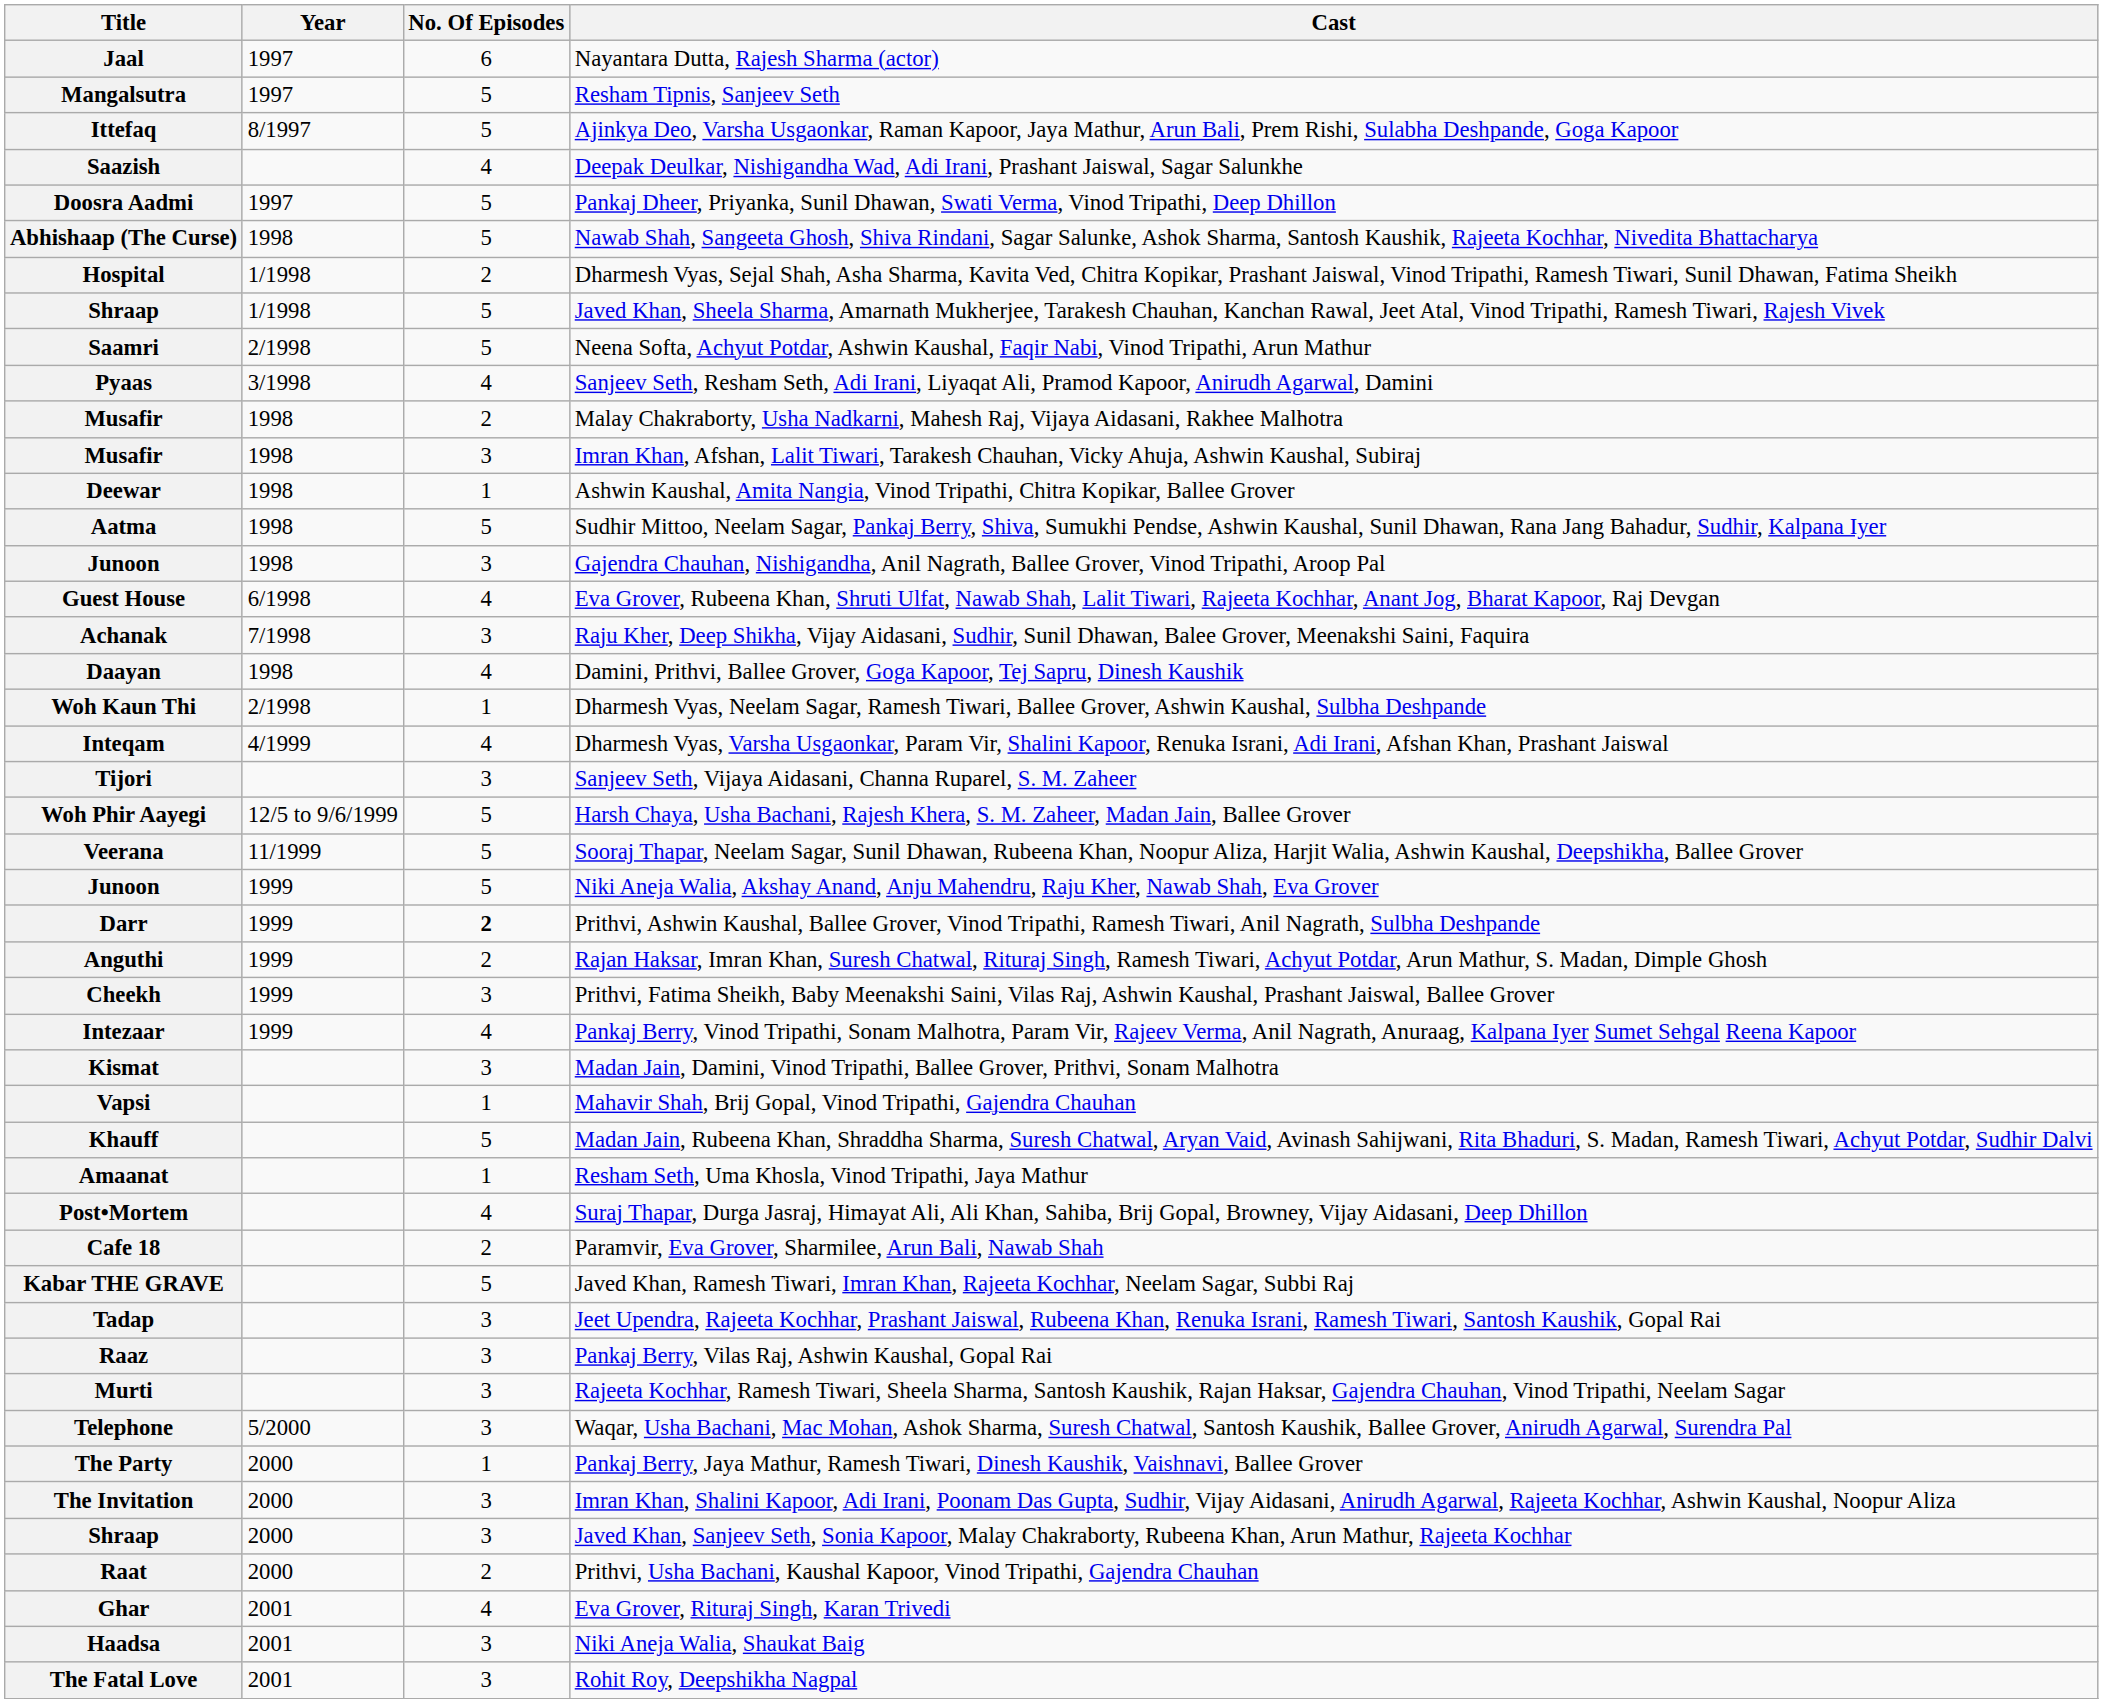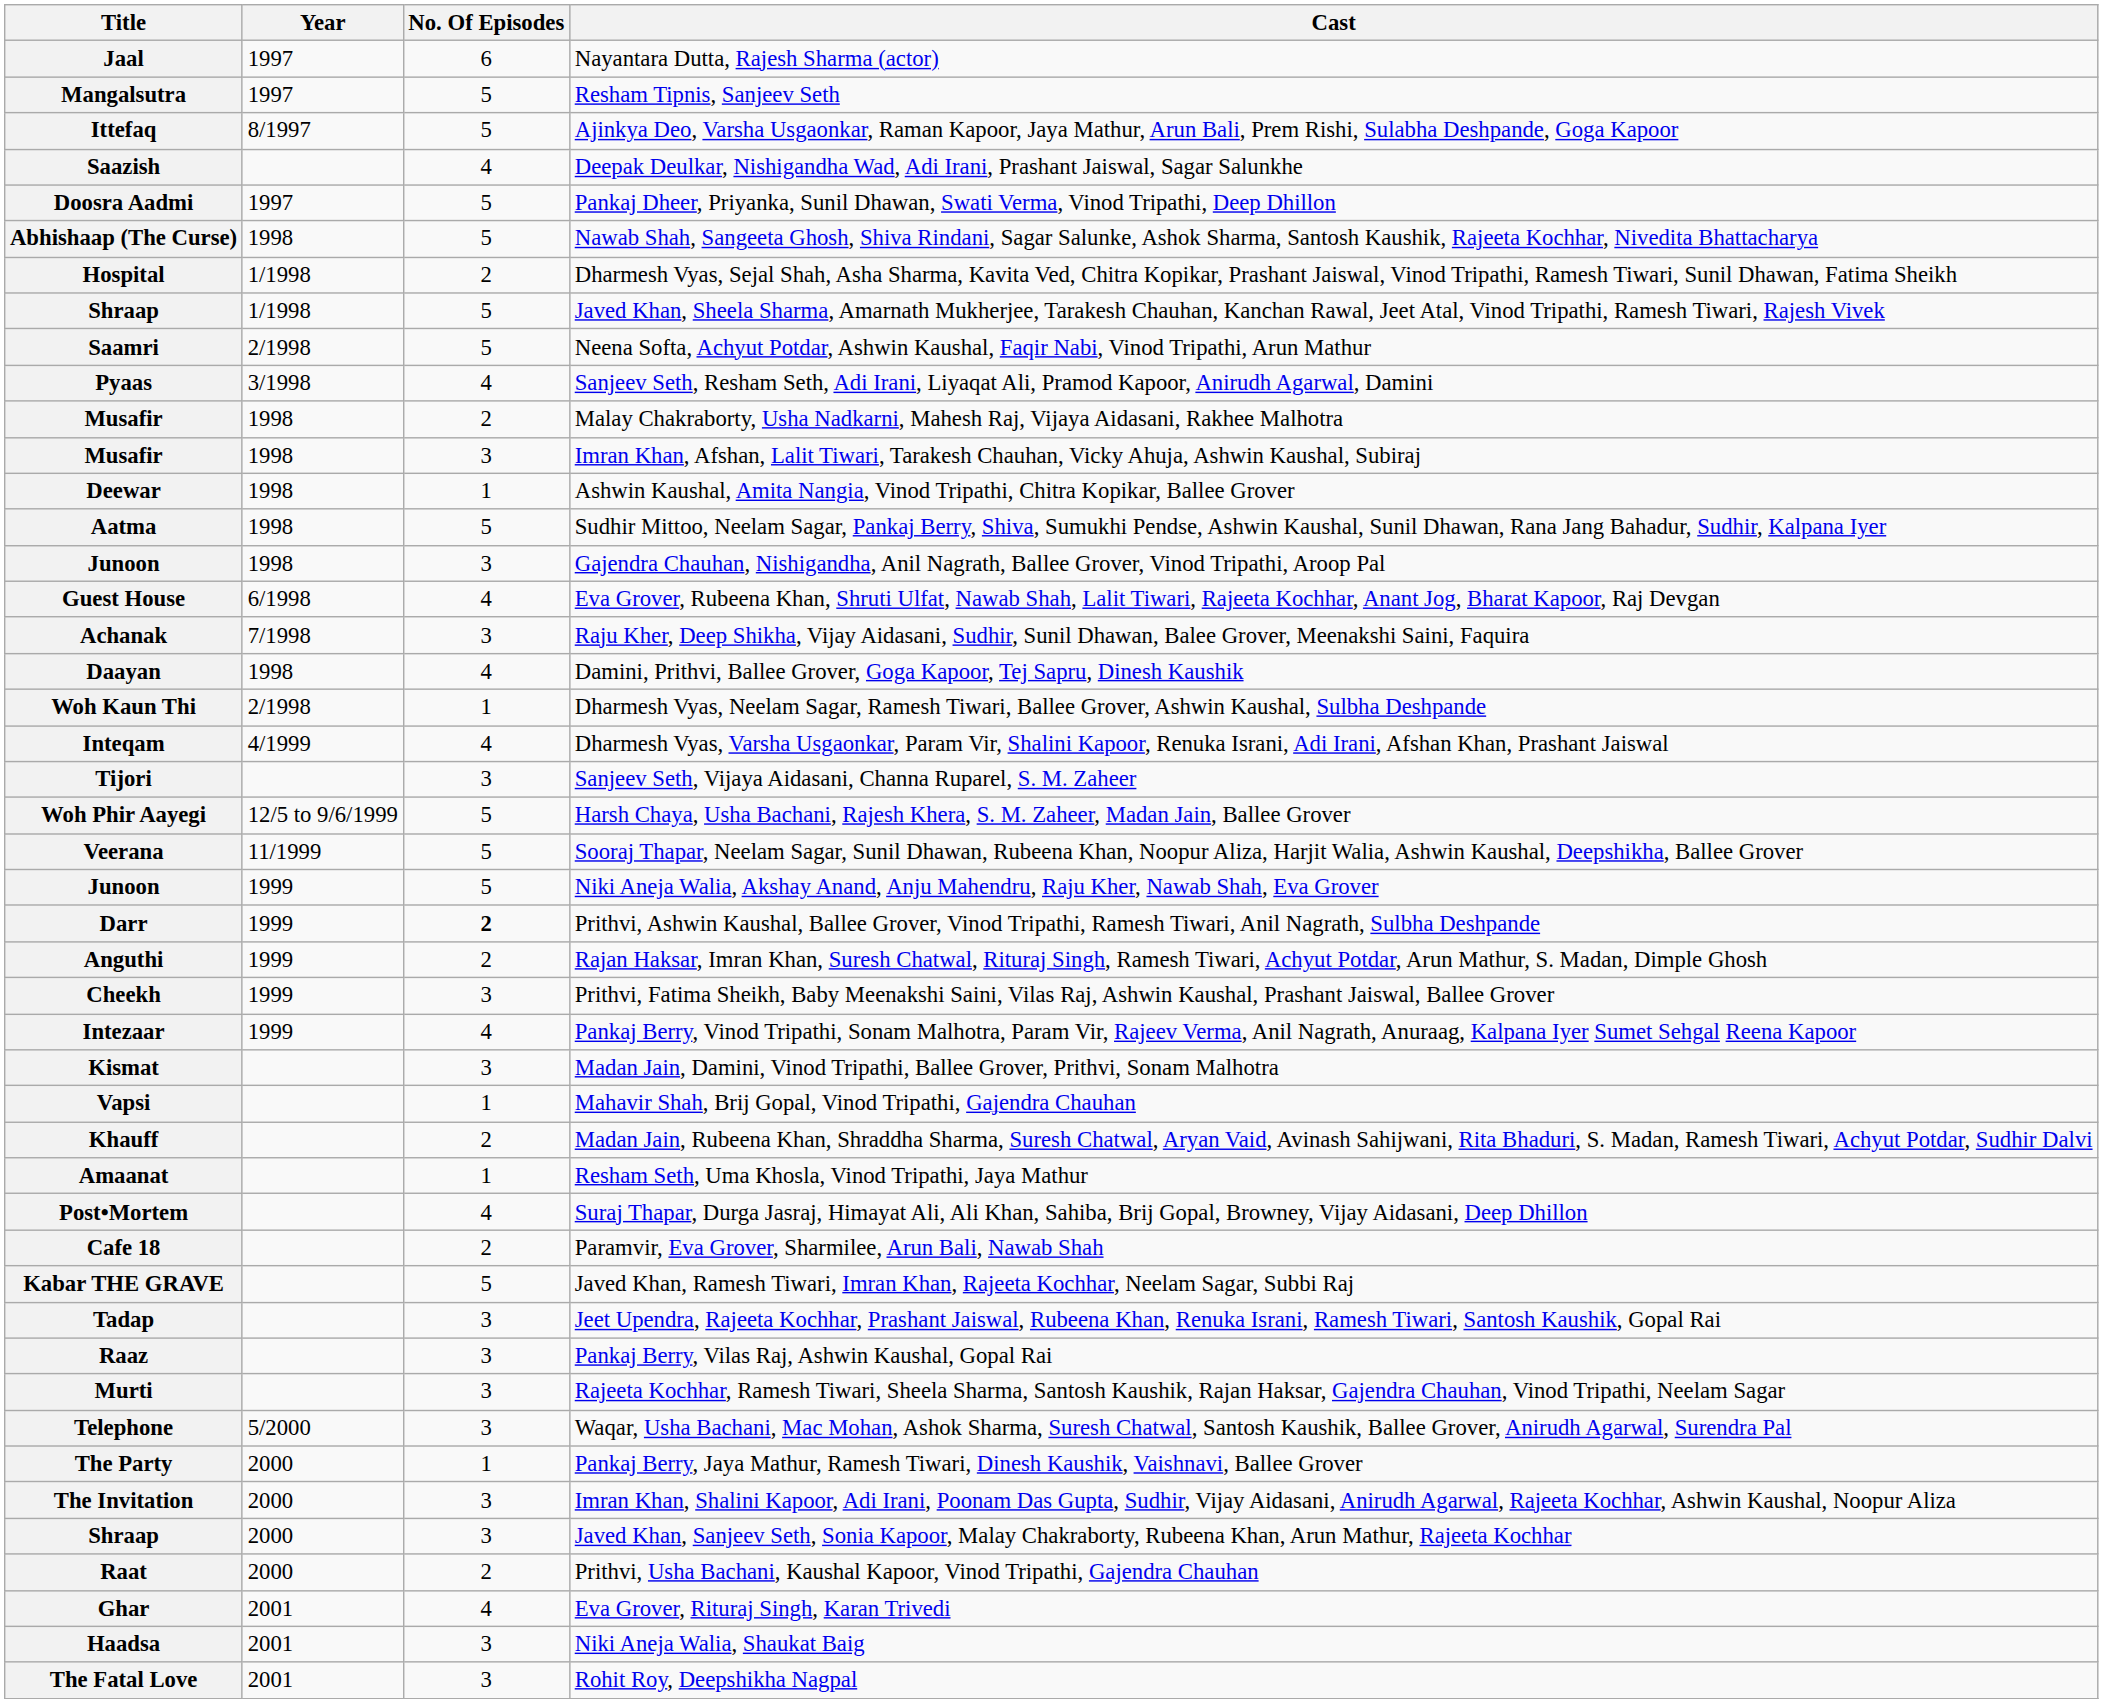(486, 1139) 5 -> (486, 1139) 2
